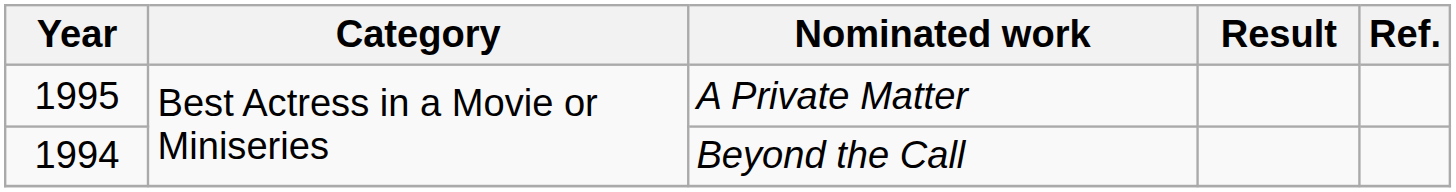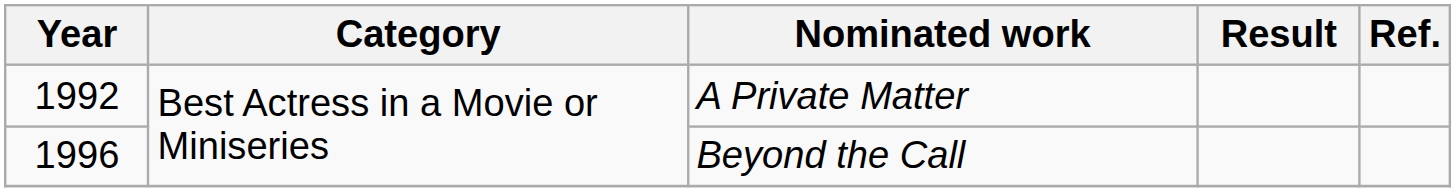(77, 95) 1995 -> (77, 95) 1992
(77, 155) 1994 -> (77, 155) 1996
